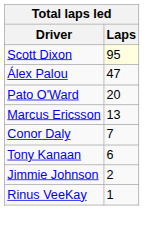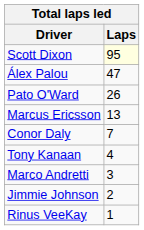(114, 94) 20 -> (114, 94) 26
(110, 154) 6 -> (110, 154) 4
+ row: (48, 174)
